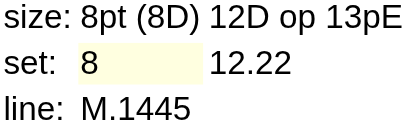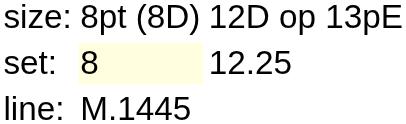(250, 63) 12.22 -> (250, 63) 12.25
